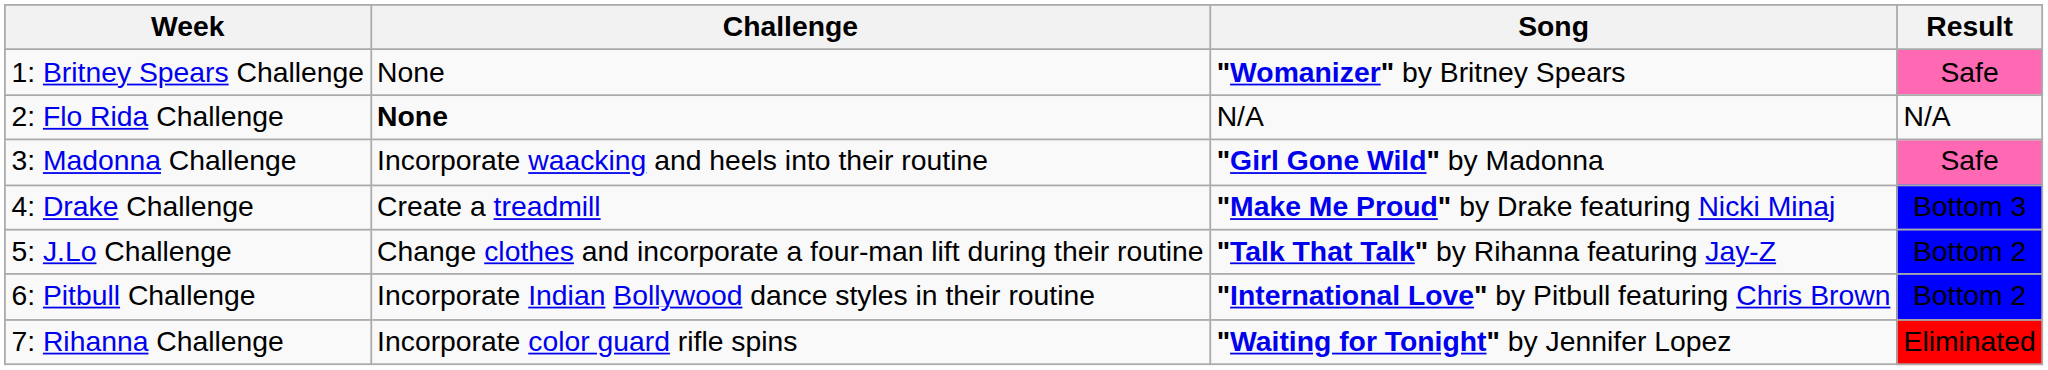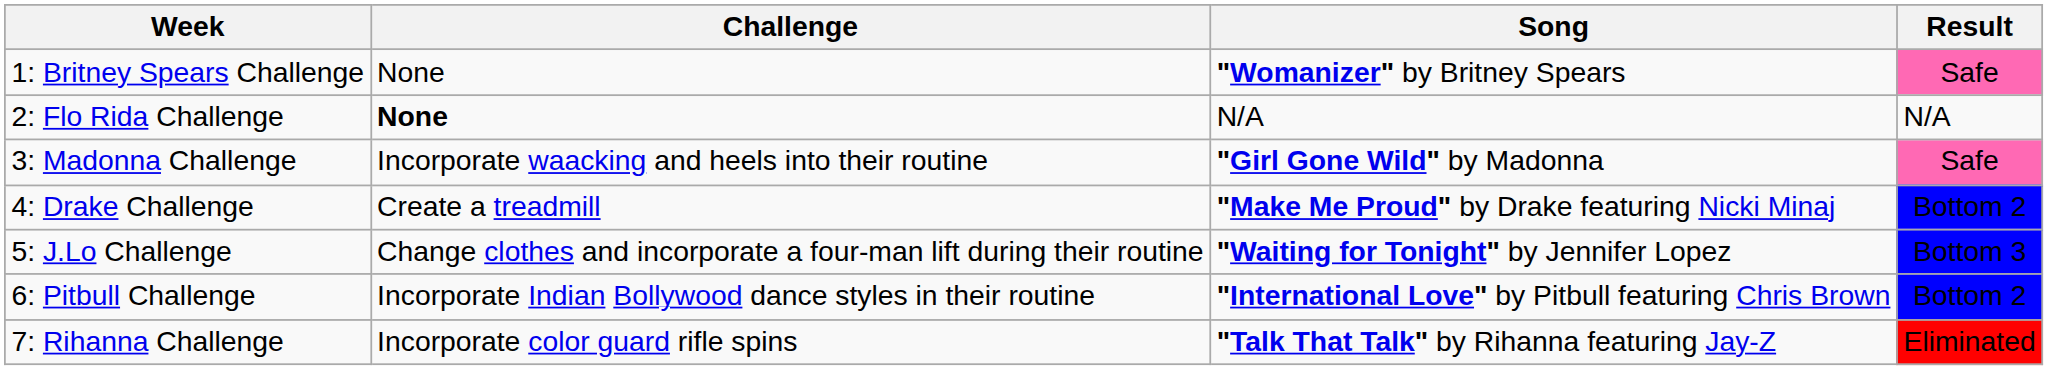(1970, 206) Bottom 3 -> (1970, 206) Bottom 2
(1496, 251) "Talk That Talk" by Rihanna featuring Jay-Z -> (1474, 251) "Waiting for Tonight" by Jennifer Lopez
(1970, 251) Bottom 2 -> (1970, 251) Bottom 3
(1474, 341) "Waiting for Tonight" by Jennifer Lopez -> (1496, 341) "Talk That Talk" by Rihanna featuring Jay-Z
